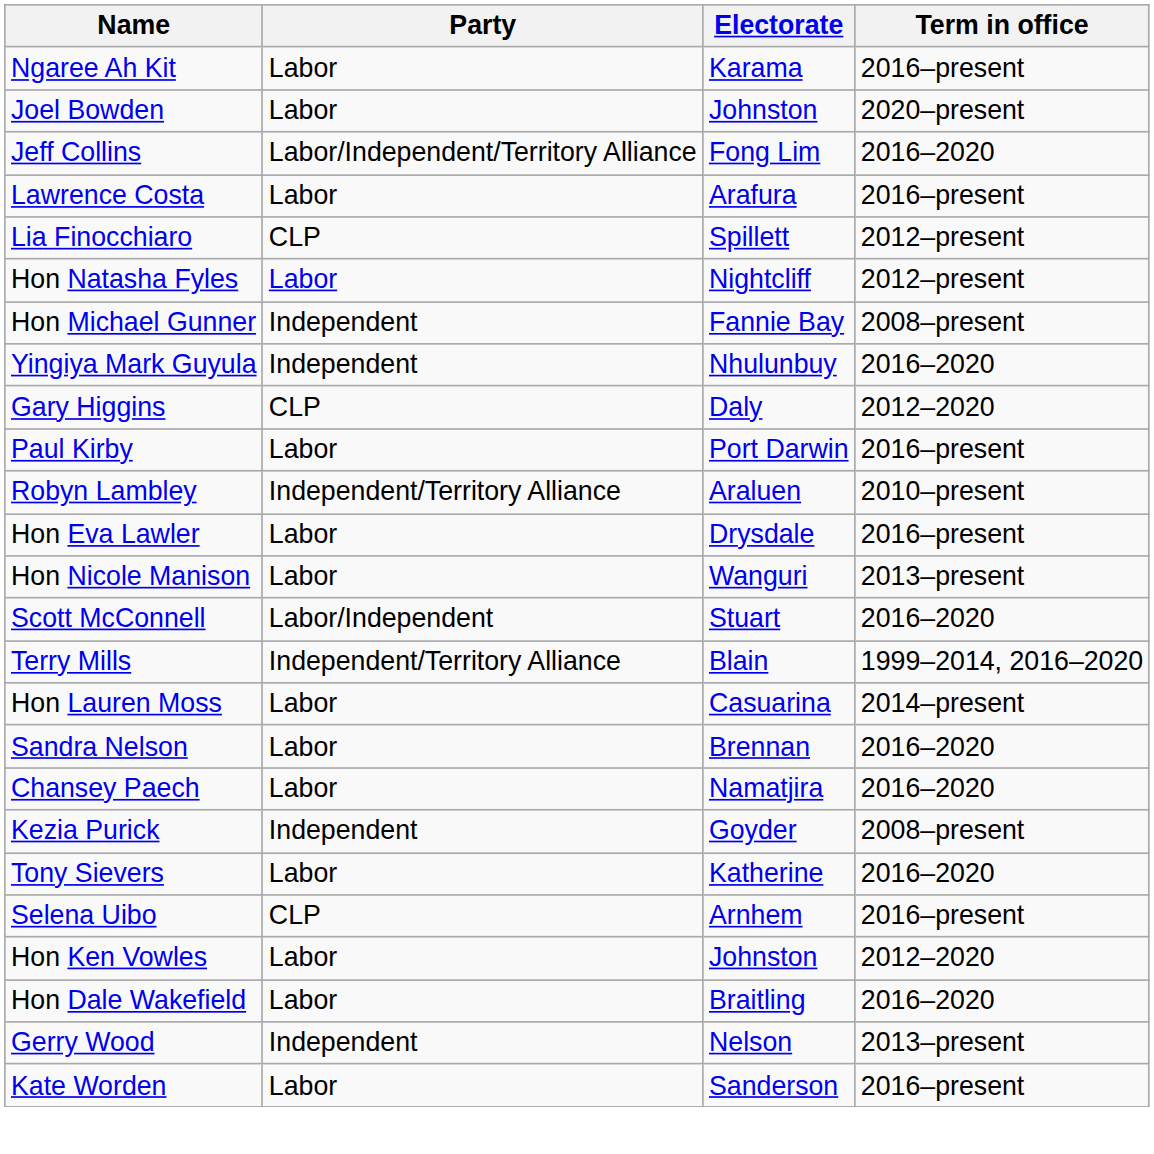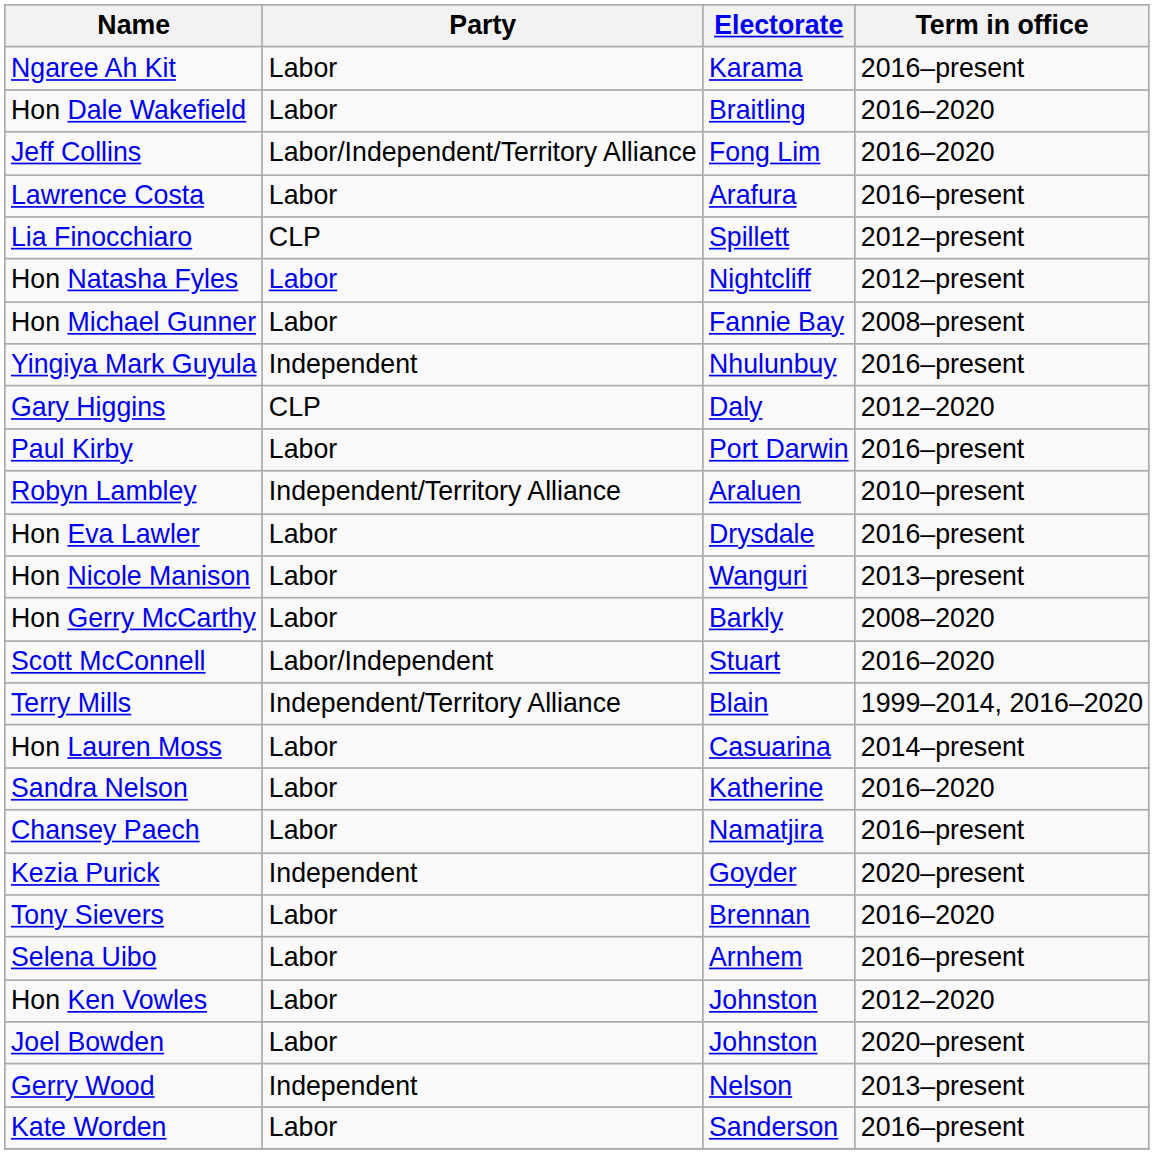rows swapped: (88, 110) <-> (129, 1000)
(343, 322) Independent -> (303, 322) Labor
(928, 364) 2016–2020 -> (943, 364) 2016–present
+ row: (133, 618)
(759, 746) Brennan -> (766, 788) Katherine
(928, 788) 2016–2020 -> (943, 830) 2016–present
(943, 830) 2008–present -> (943, 873) 2020–present
(766, 873) Katherine -> (759, 915) Brennan
(295, 915) CLP -> (303, 957) Labor
